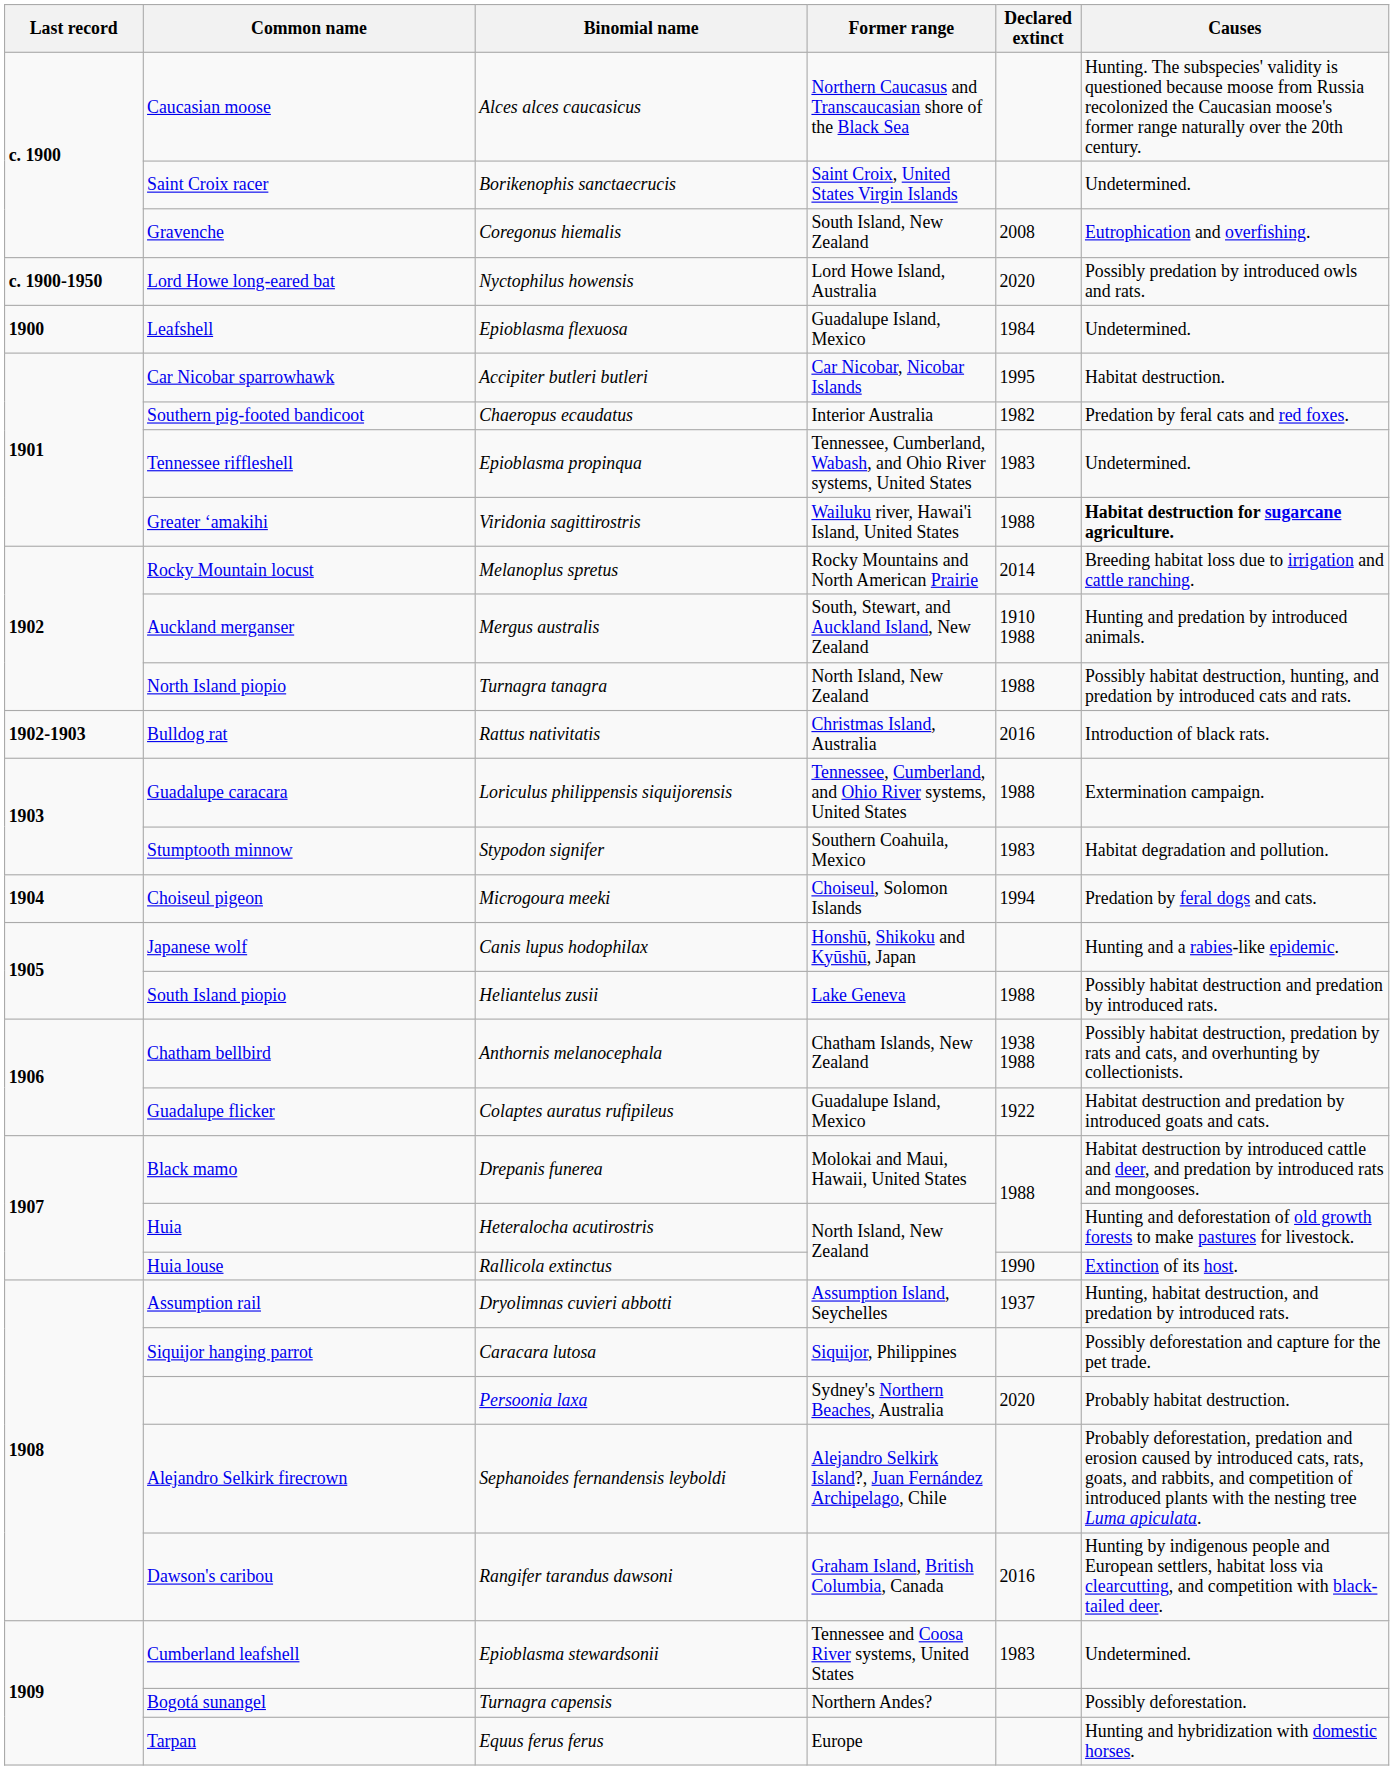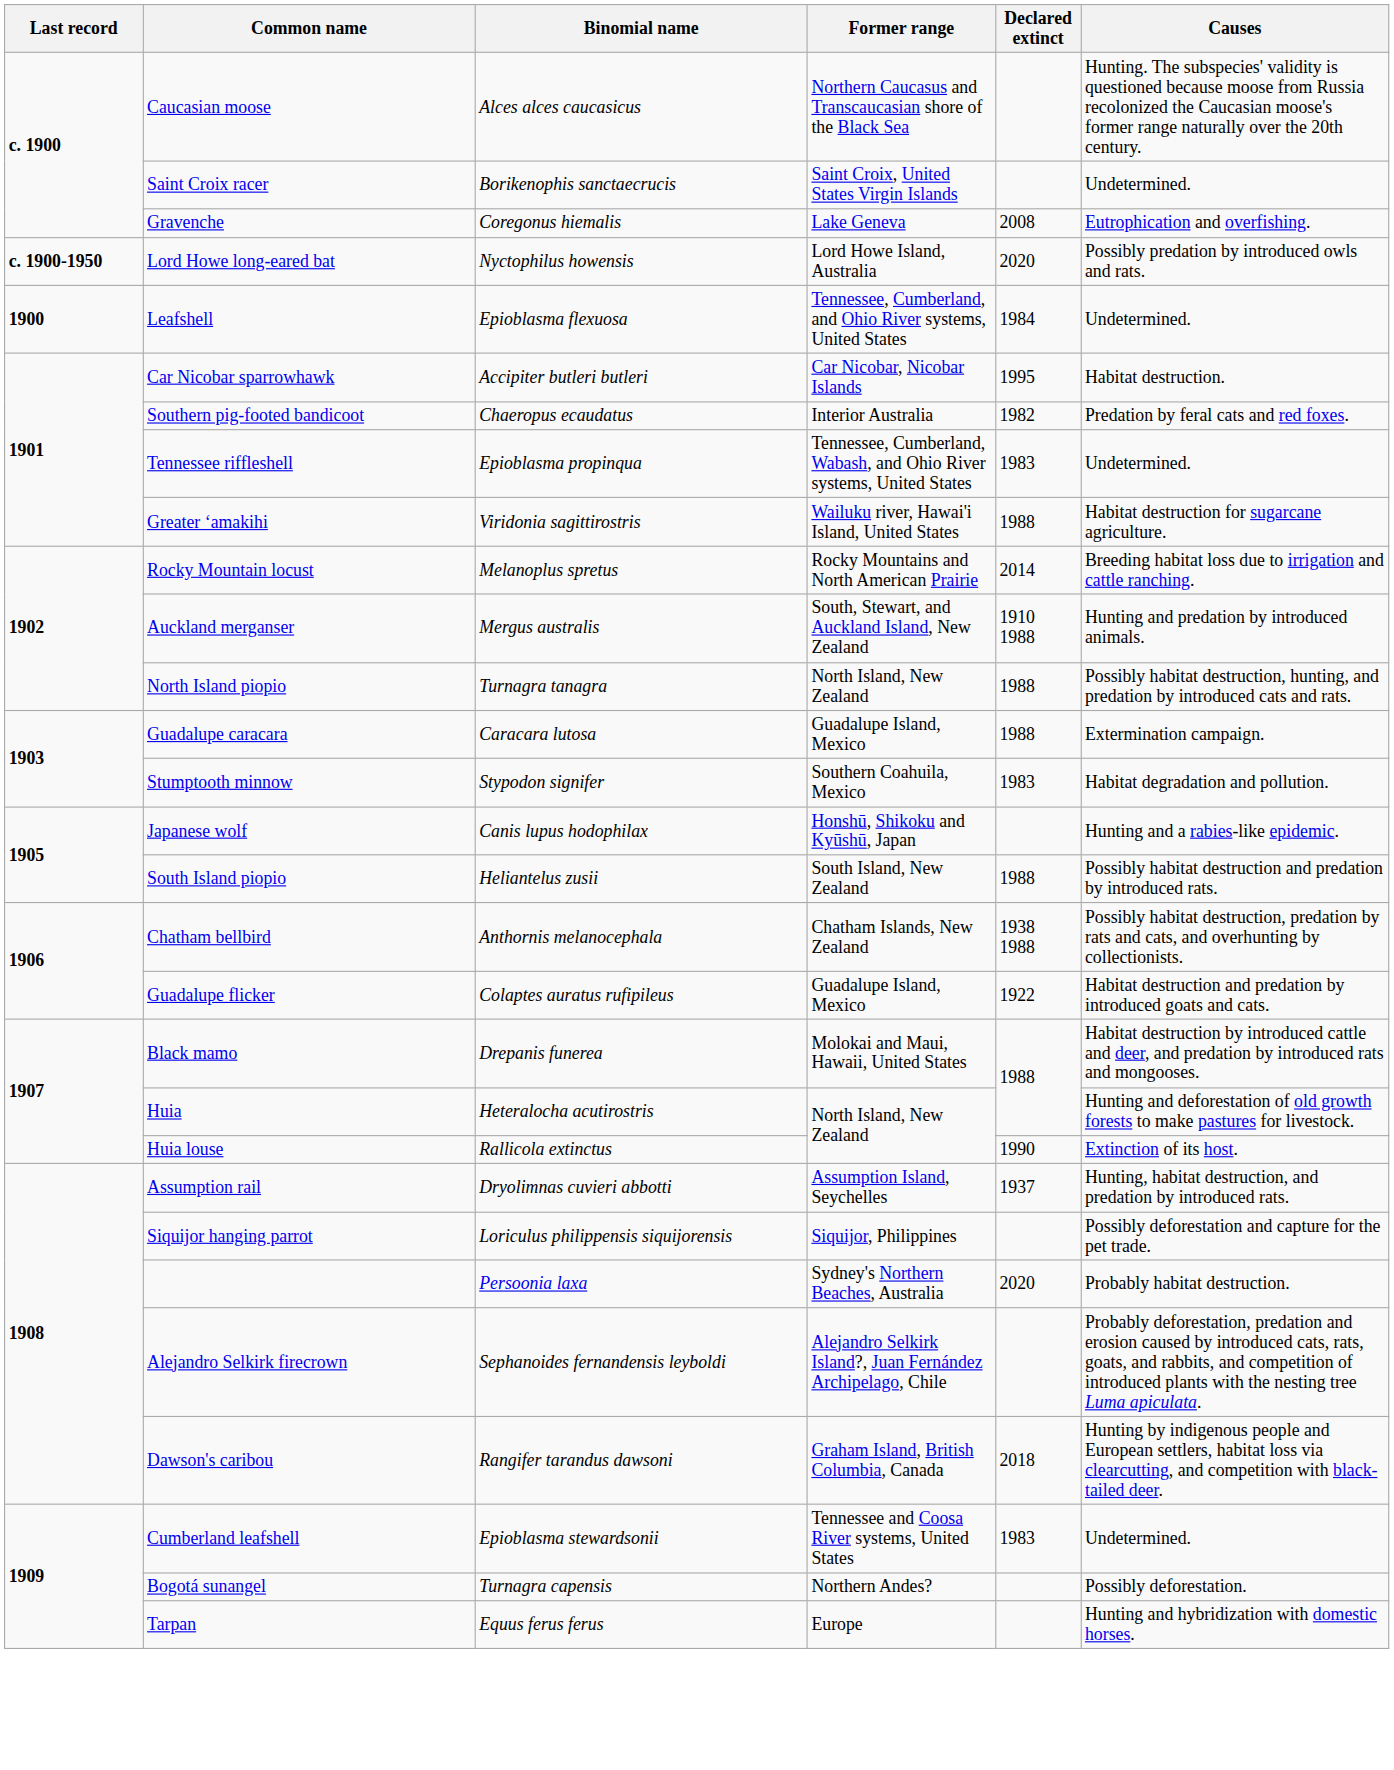(877, 232) South Island, New Zealand -> (859, 222) Lake Geneva
(876, 329) Guadalupe Island, Mexico -> (899, 319) Tennessee, Cumberland, and Ohio River systems, United States
(1213, 521) bold -> (1203, 521) normal
- row: (187, 734)
(606, 792) Loriculus philippensis siquijorensis -> (538, 734) Caracara lutosa
(899, 792) Tennessee, Cumberland, and Ohio River systems, United States -> (876, 734) Guadalupe Island, Mexico
- row: (205, 898)
(859, 995) Lake Geneva -> (877, 878) South Island, New Zealand
(538, 1352) Caracara lutosa -> (606, 1235) Loriculus philippensis siquijorensis
(1017, 1576) 2016 -> (1017, 1460) 2018
